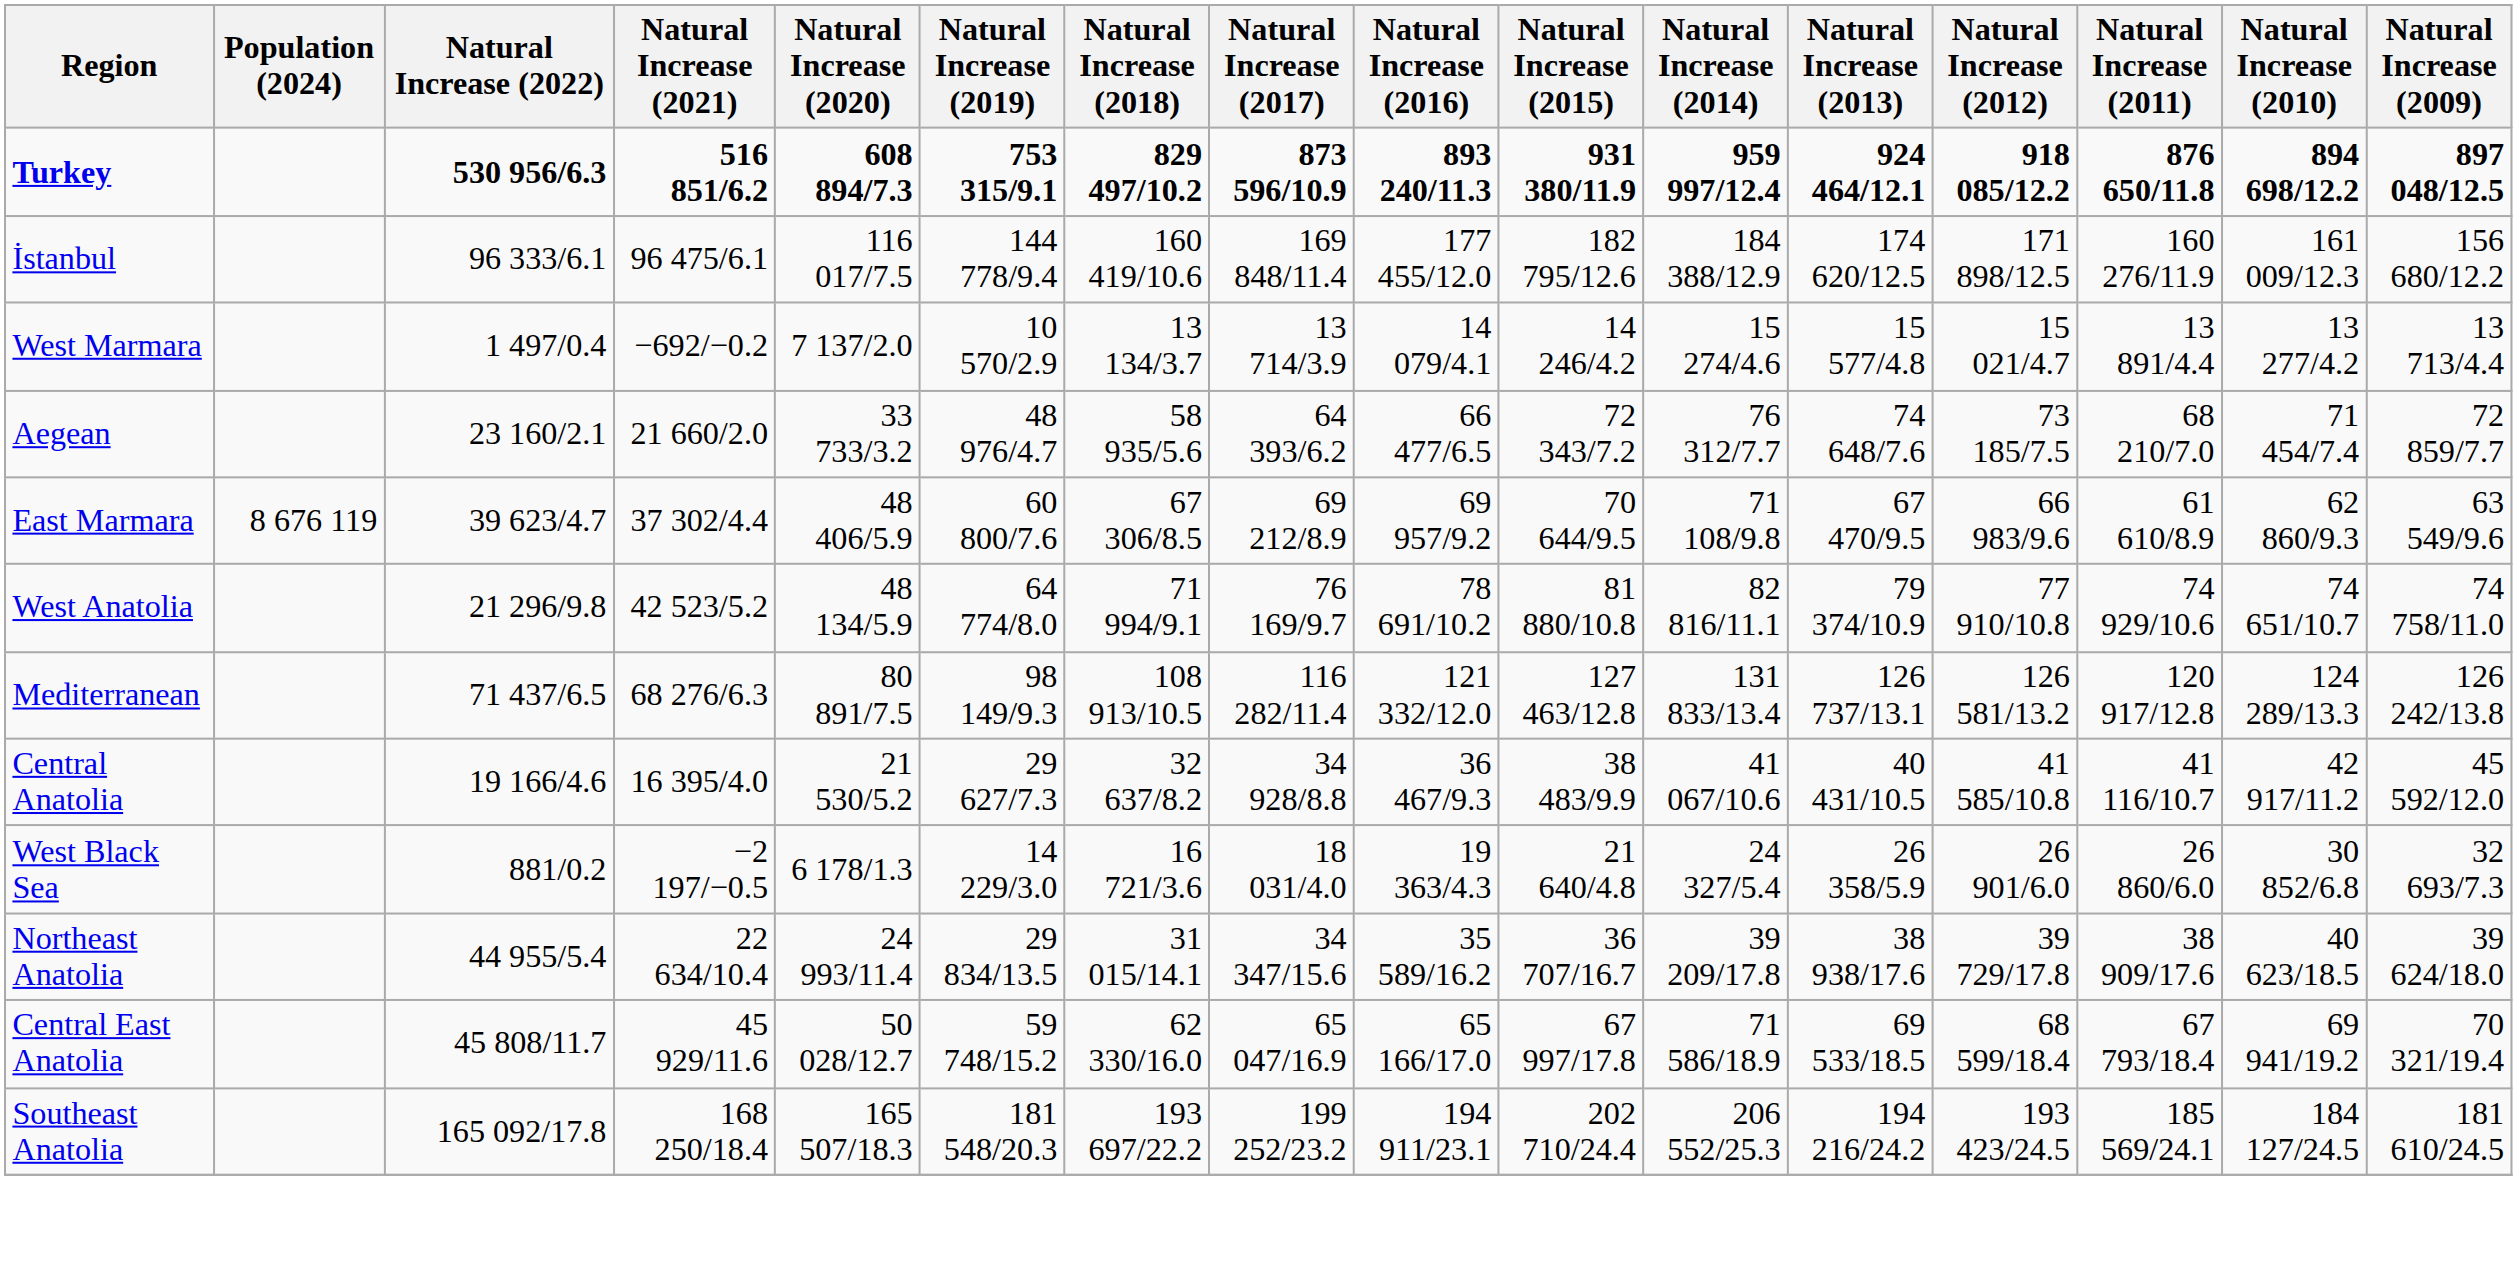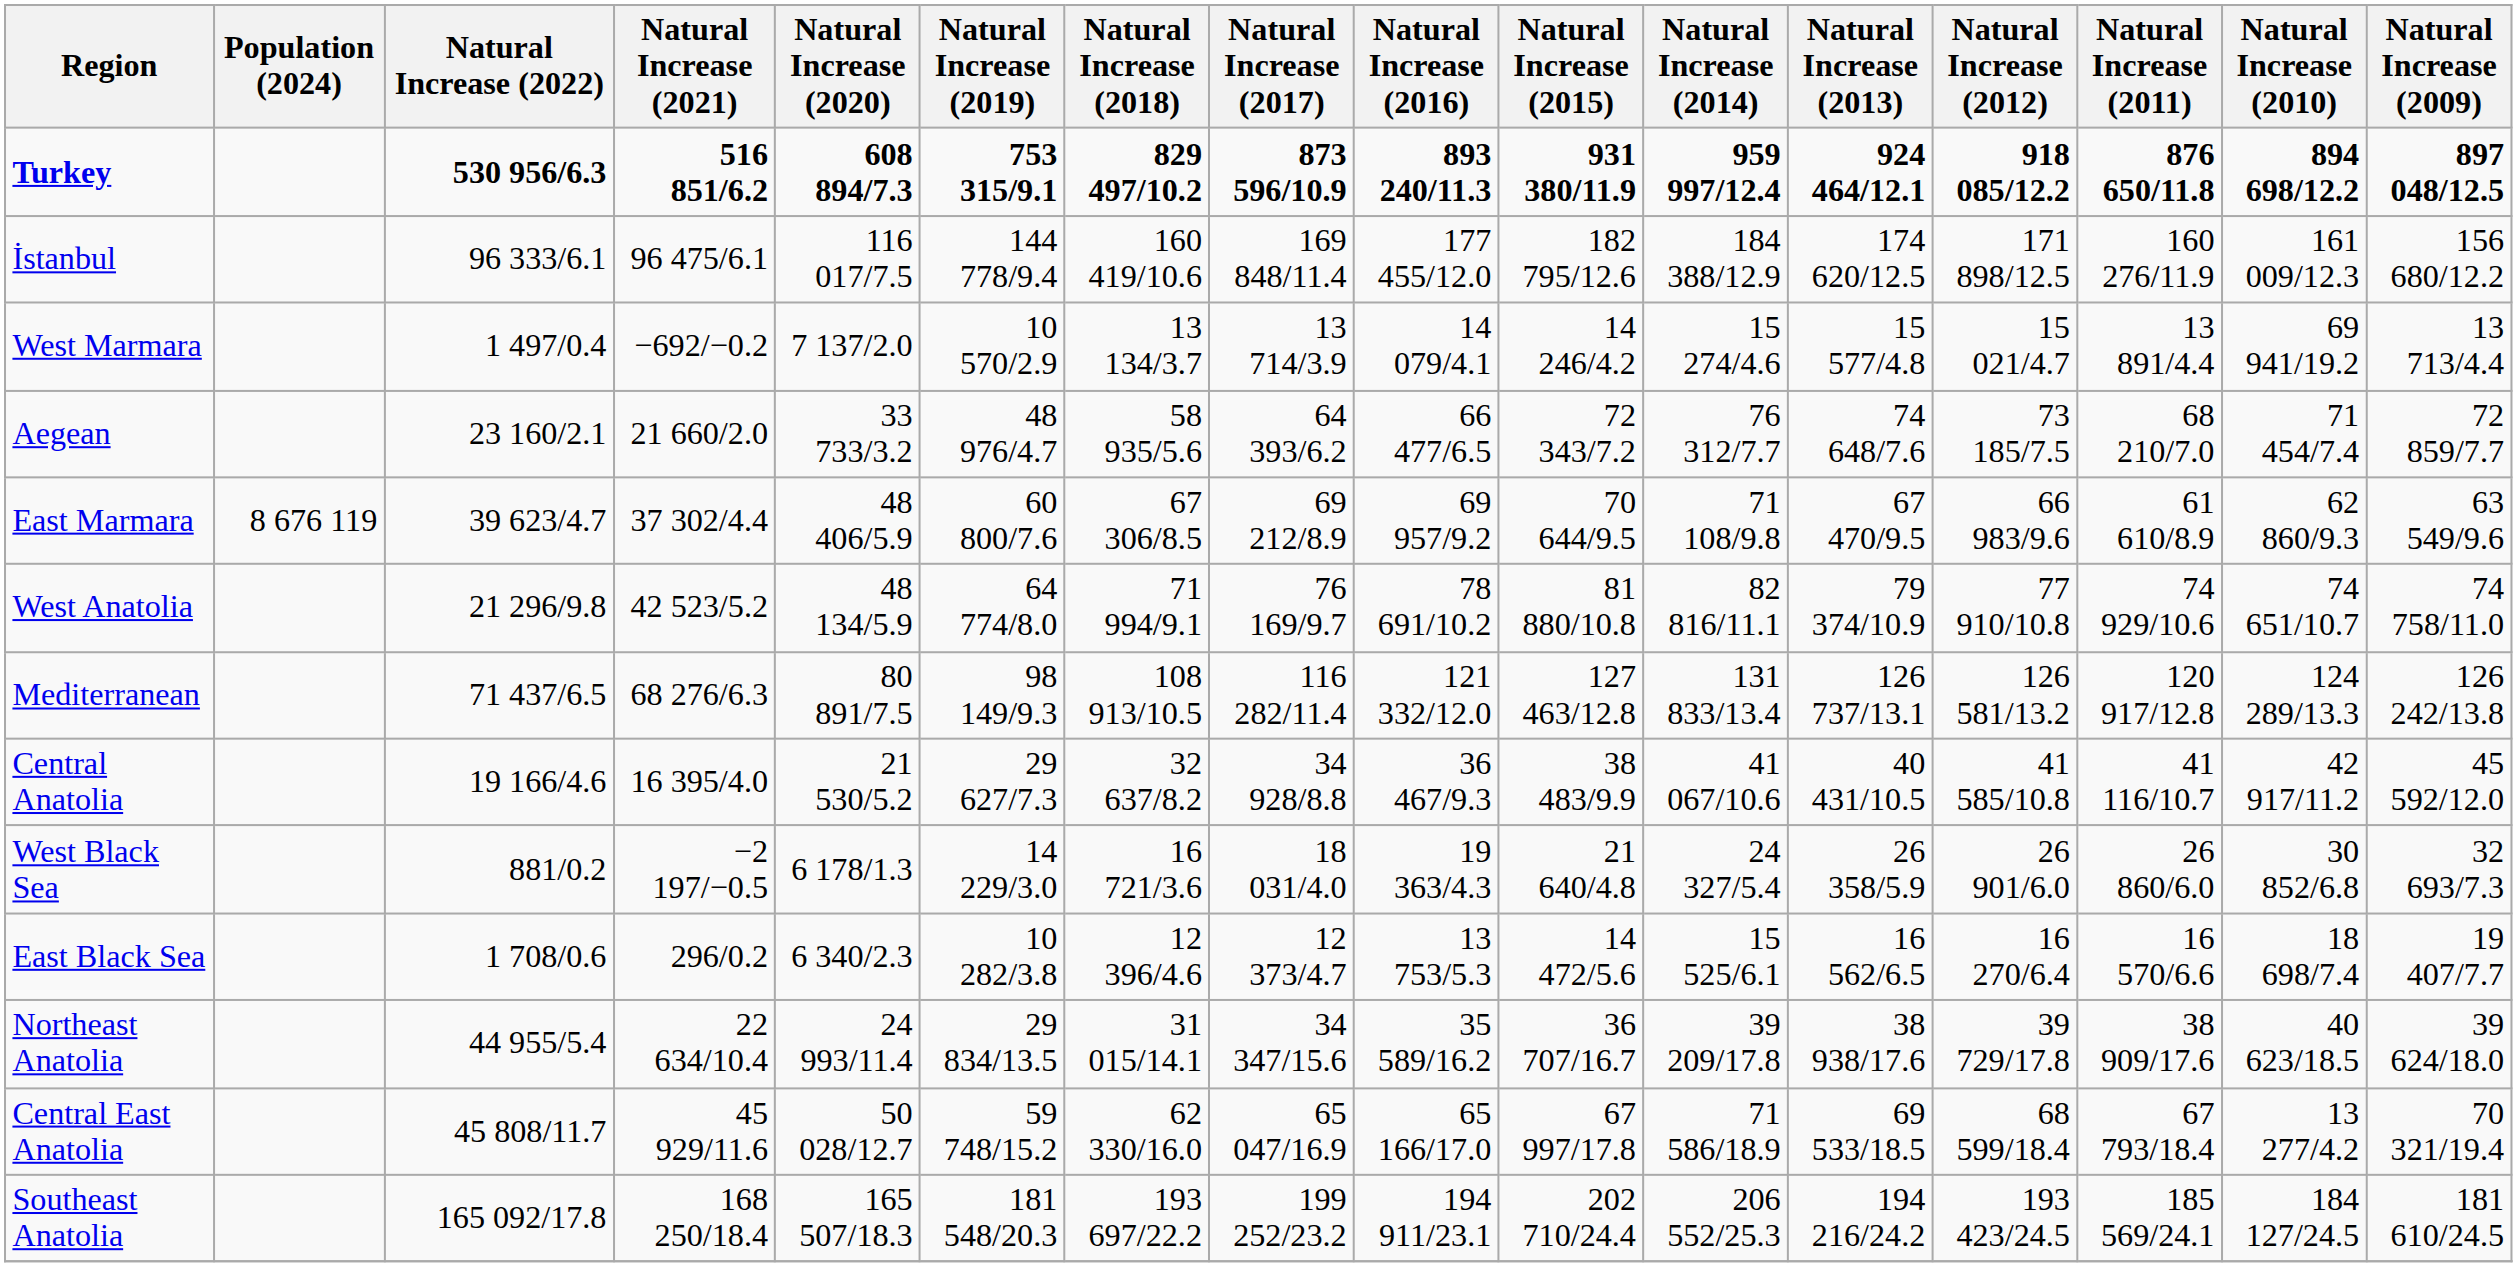(2310, 345) 13 277/4.2 -> (2302, 345) 69 941/19.2
+ row: (109, 956)
(2302, 1043) 69 941/19.2 -> (2310, 1130) 13 277/4.2
